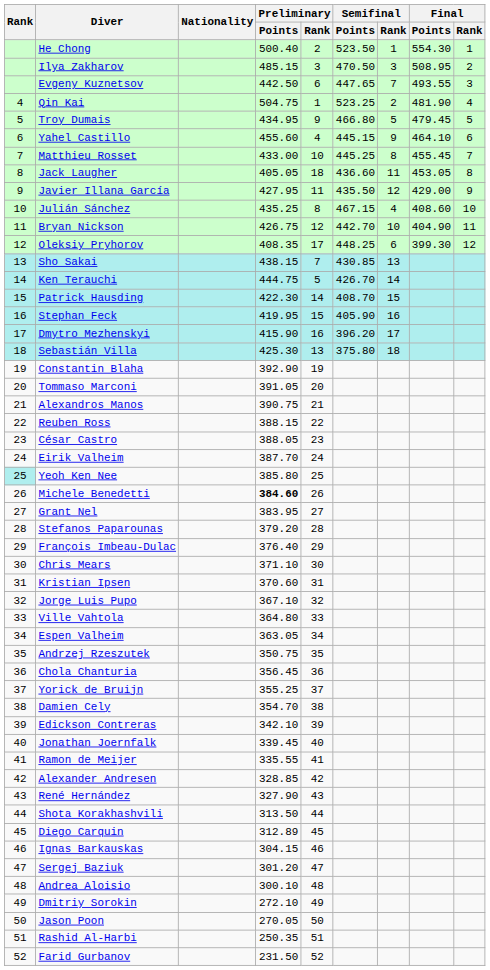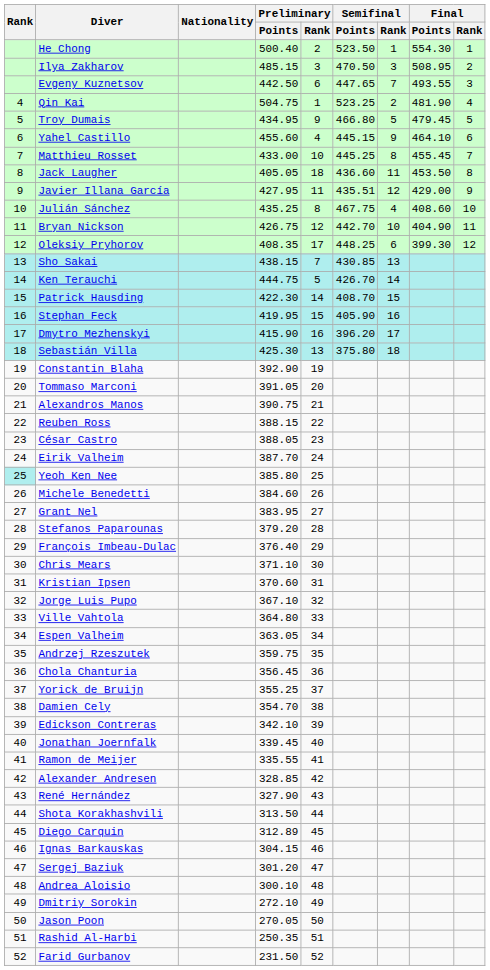(431, 173) 453.05 -> (431, 173) 453.50
(356, 191) 435.50 -> (356, 191) 435.51
(356, 209) 467.15 -> (356, 209) 467.75
(279, 494) bold -> (279, 494) normal
(279, 654) 350.75 -> (279, 654) 359.75
